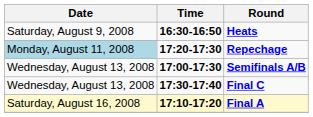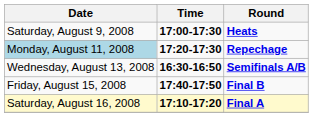(191, 31) 16:30-16:50 -> (191, 31) 17:00-17:30
(191, 67) 17:00-17:30 -> (191, 67) 16:30-16:50
- row: (246, 85)
+ row: (246, 85)
